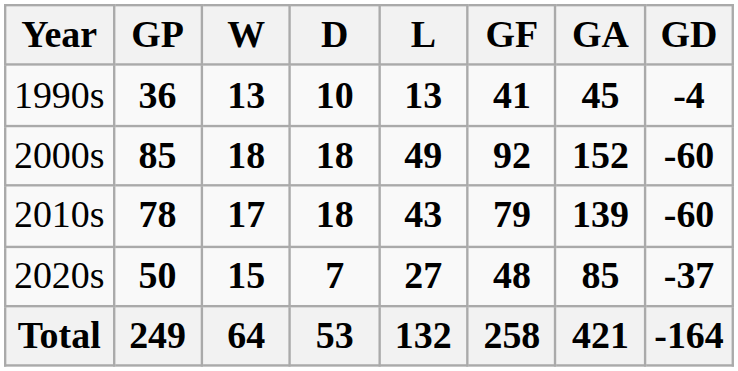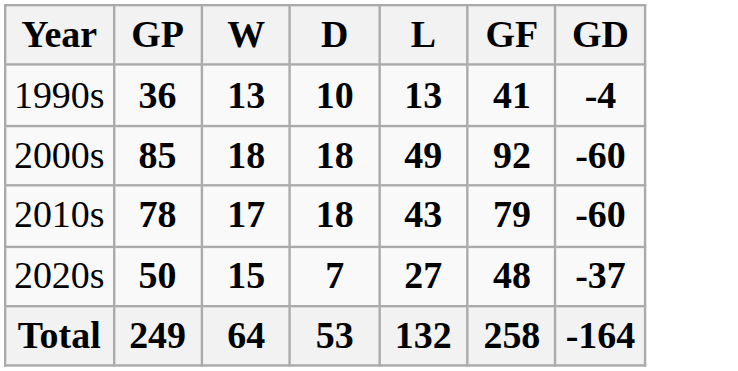- column: (600, 34)
